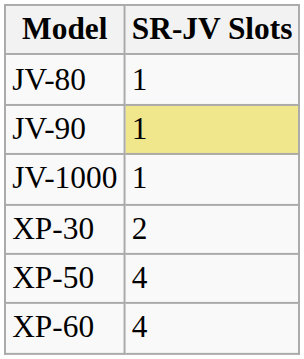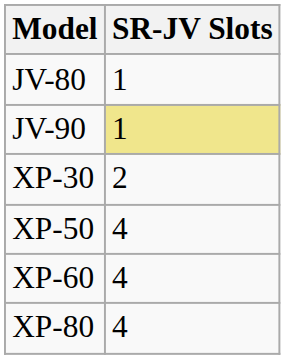- row: (65, 178)
+ row: (53, 327)
